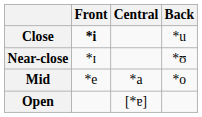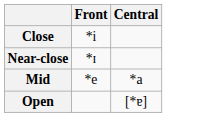- column: (179, 15)
(91, 36) bold -> (91, 36) normal
